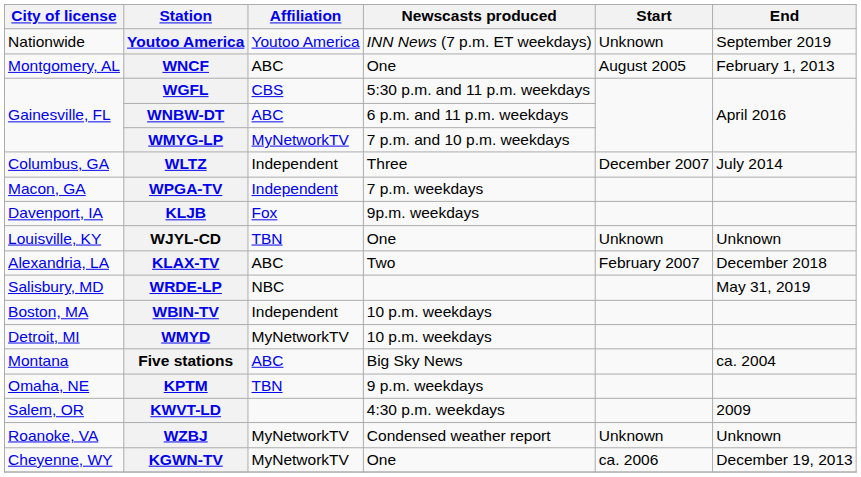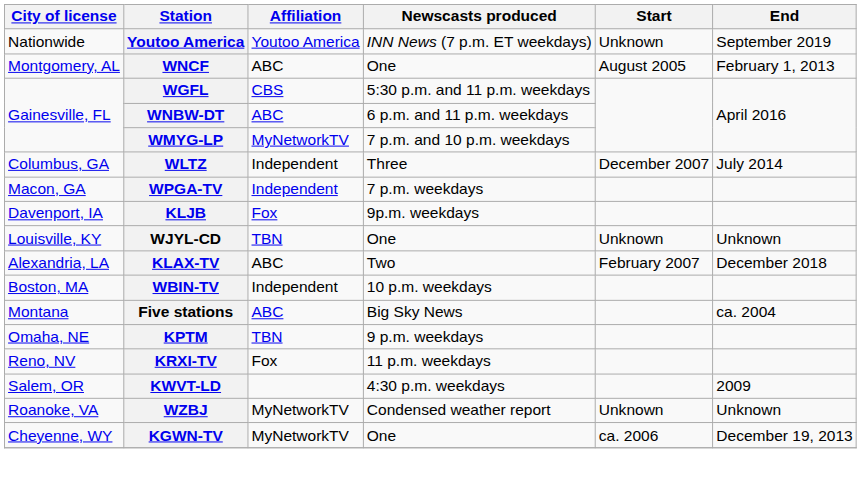- row: (186, 287)
- row: (186, 336)
+ row: (186, 361)
